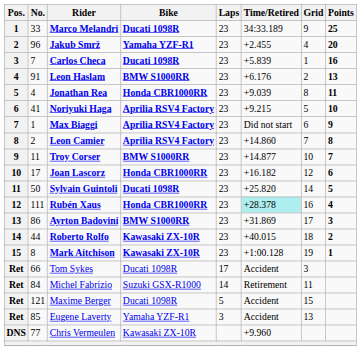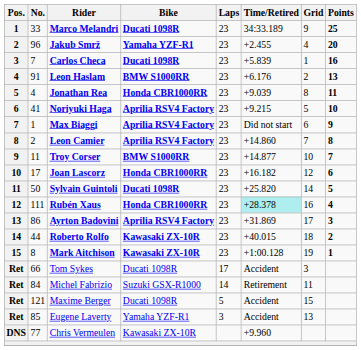(156, 221) BMW S1000RR -> (168, 221) Aprilia RSV4 Factory
